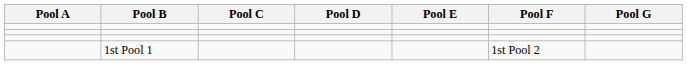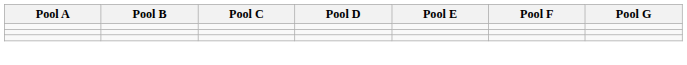- row: (53, 50)
